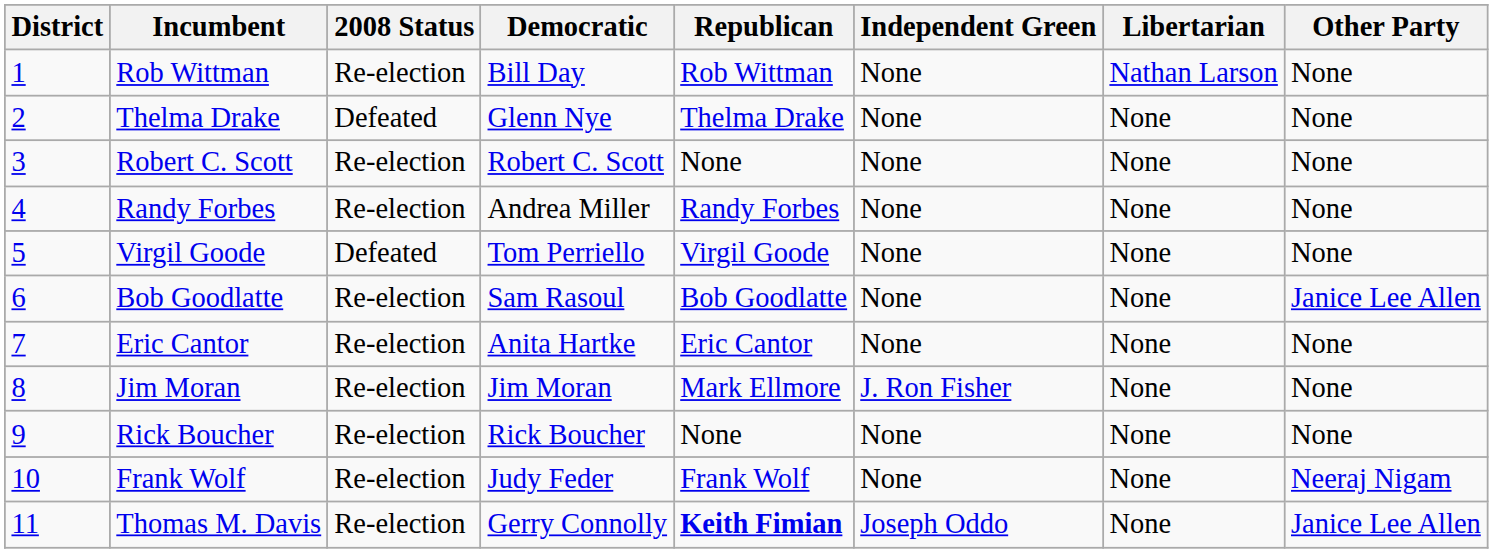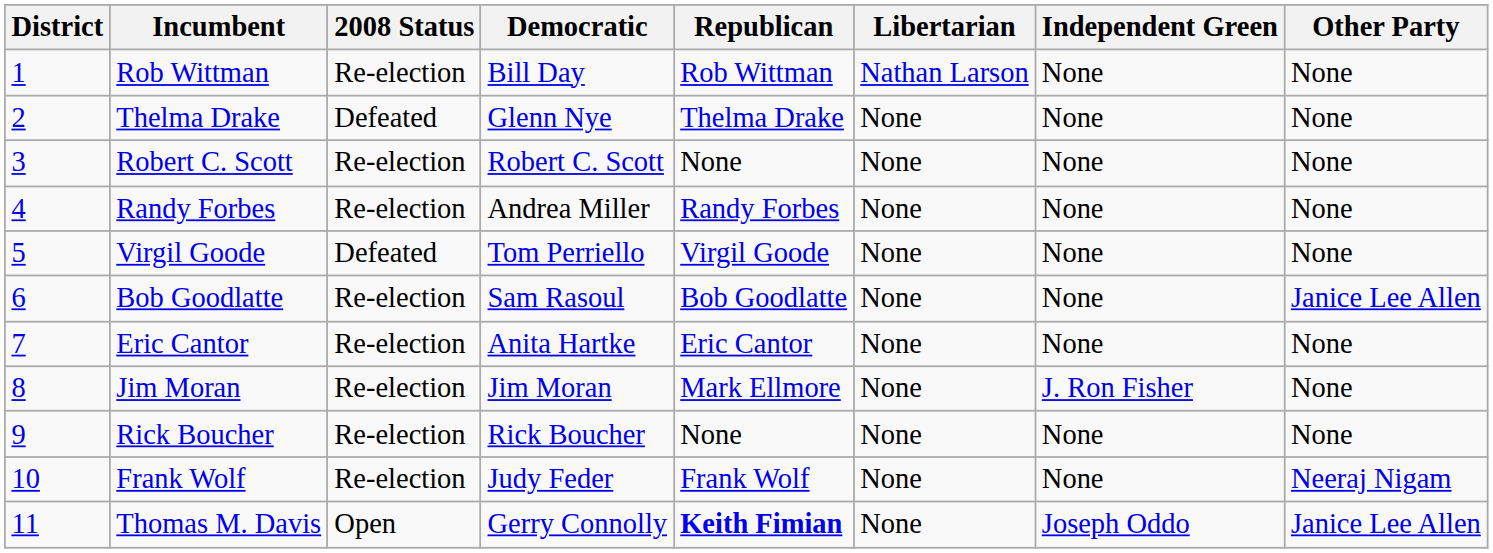columns swapped: (978, 27) <-> (1194, 27)
(400, 523) Re-election -> (365, 523) Open
